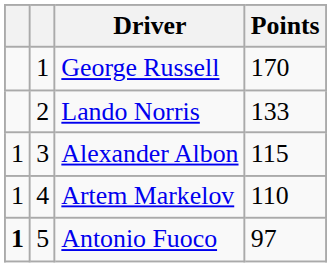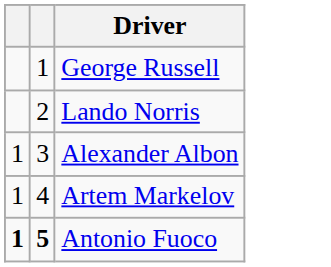- column: (285, 25)
(43, 238) normal -> (43, 238) bold
